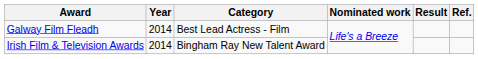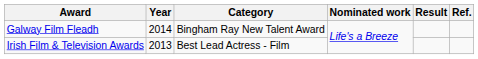(233, 29) Best Lead Actress - Film -> (251, 29) Bingham Ray New Talent Award
(160, 45) 2014 -> (160, 45) 2013
(251, 45) Bingham Ray New Talent Award -> (233, 45) Best Lead Actress - Film
